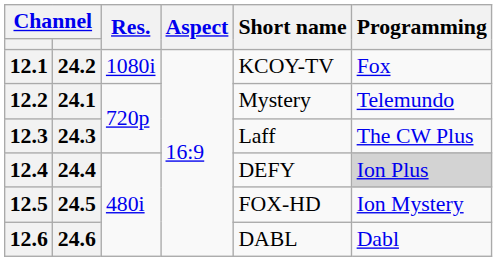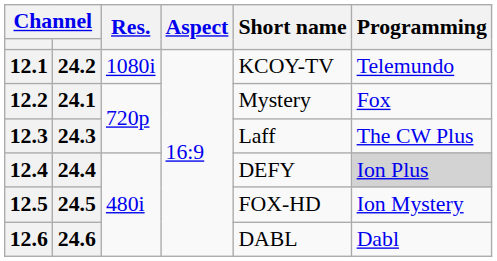(374, 66) Fox -> (405, 66) Telemundo
(405, 100) Telemundo -> (374, 100) Fox
